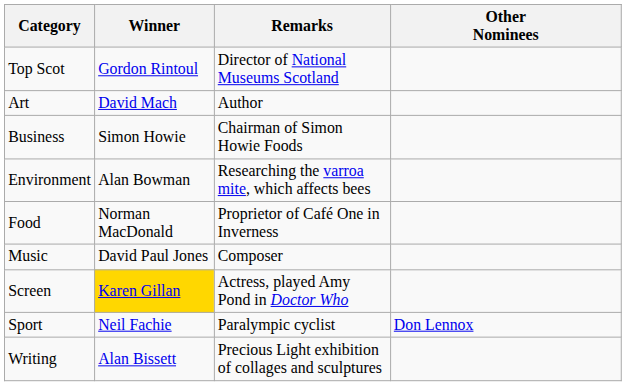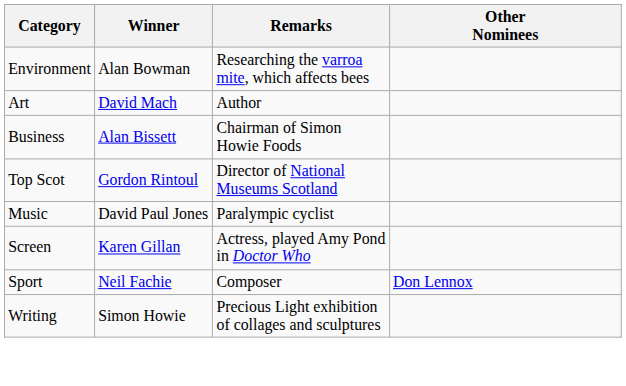rows swapped: (36, 68) <-> (50, 179)
(142, 136) Simon Howie -> (137, 136) Alan Bissett
- row: (24, 222)
(250, 256) Composer -> (275, 213) Paralympic cyclist
(139, 290) gold background -> (139, 247) no background
(277, 324) Paralympic cyclist -> (249, 282) Composer
(137, 358) Alan Bissett -> (142, 316) Simon Howie
